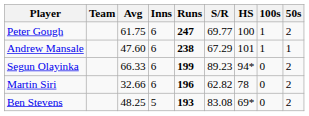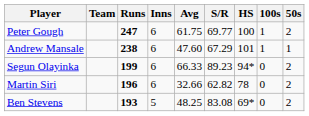columns swapped: (190, 13) <-> (133, 13)
